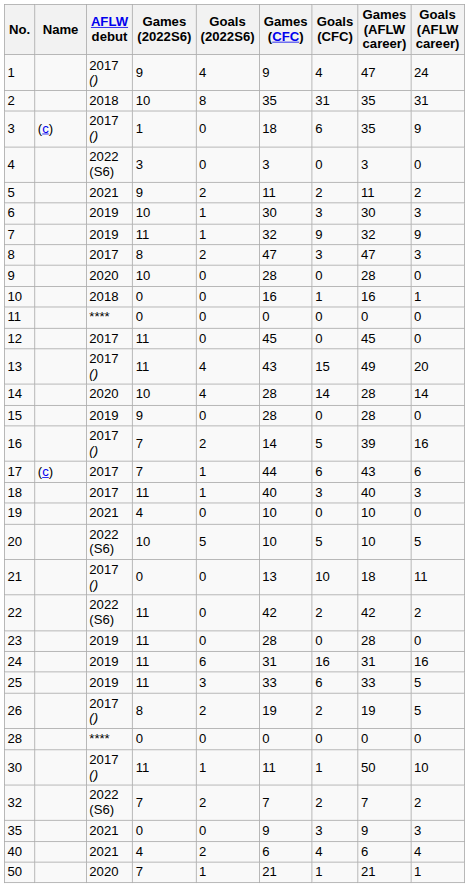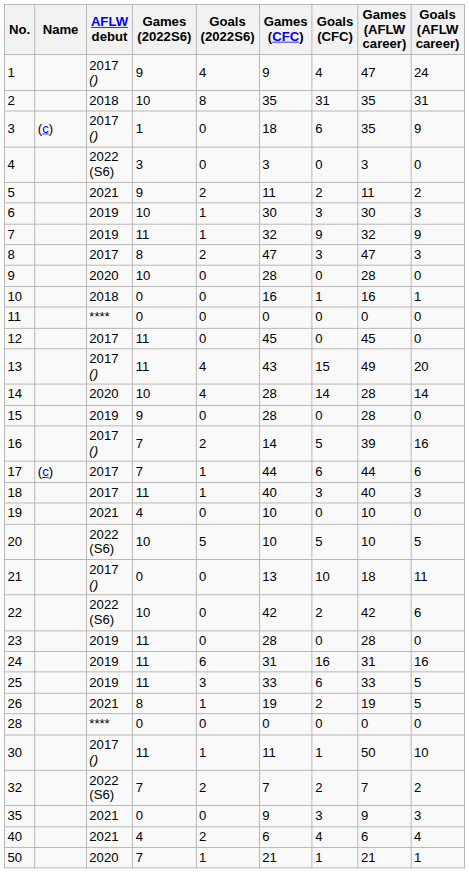(368, 471) 43 -> (368, 471) 44
(143, 612) 11 -> (143, 612) 10
(418, 612) 2 -> (418, 612) 6
(104, 710) 2017 () -> (104, 703) 2021
(203, 710) 2 -> (203, 703) 1
